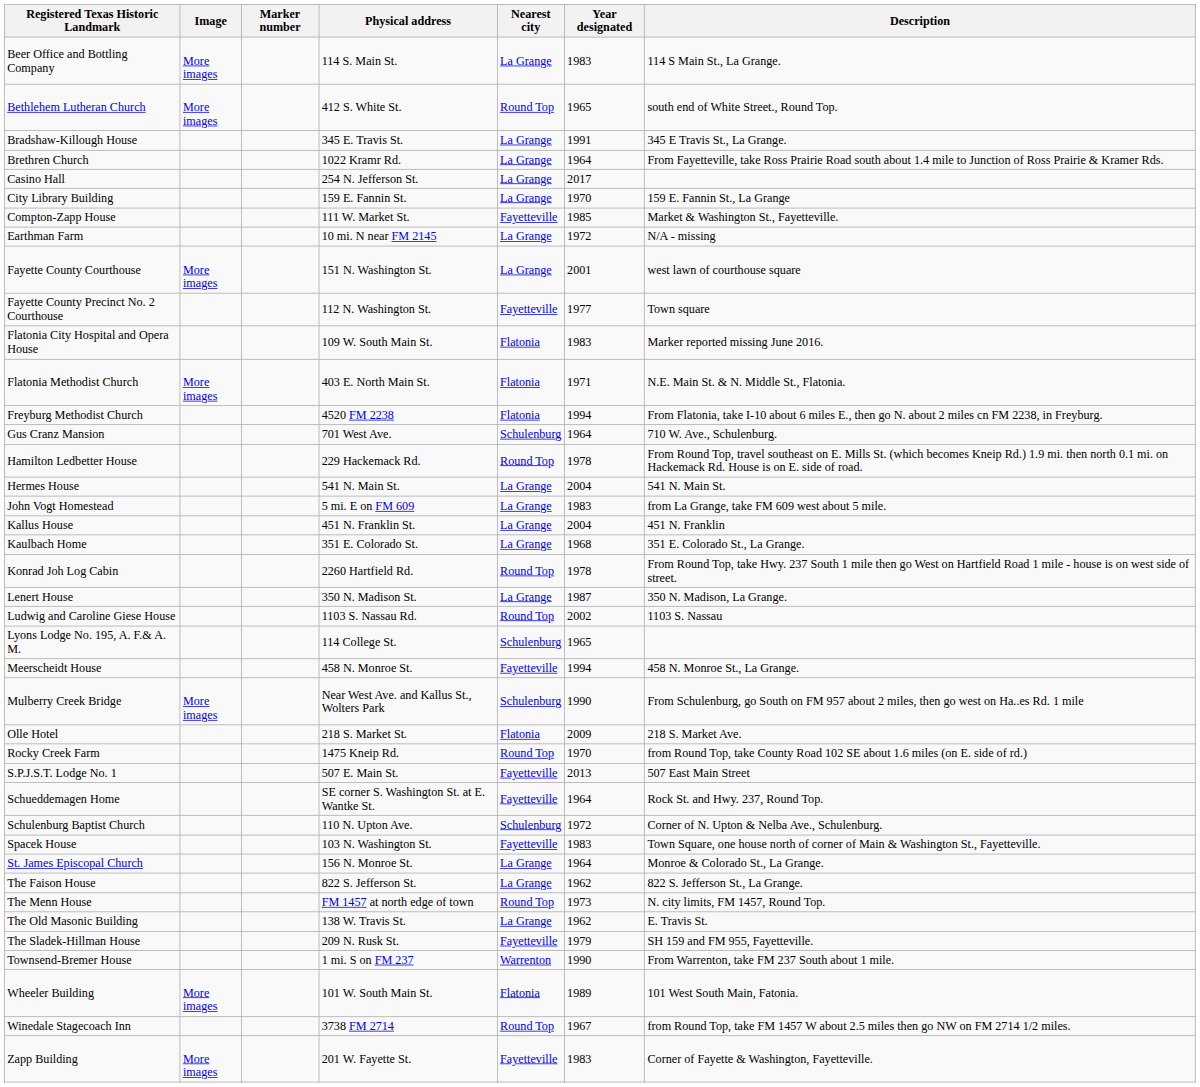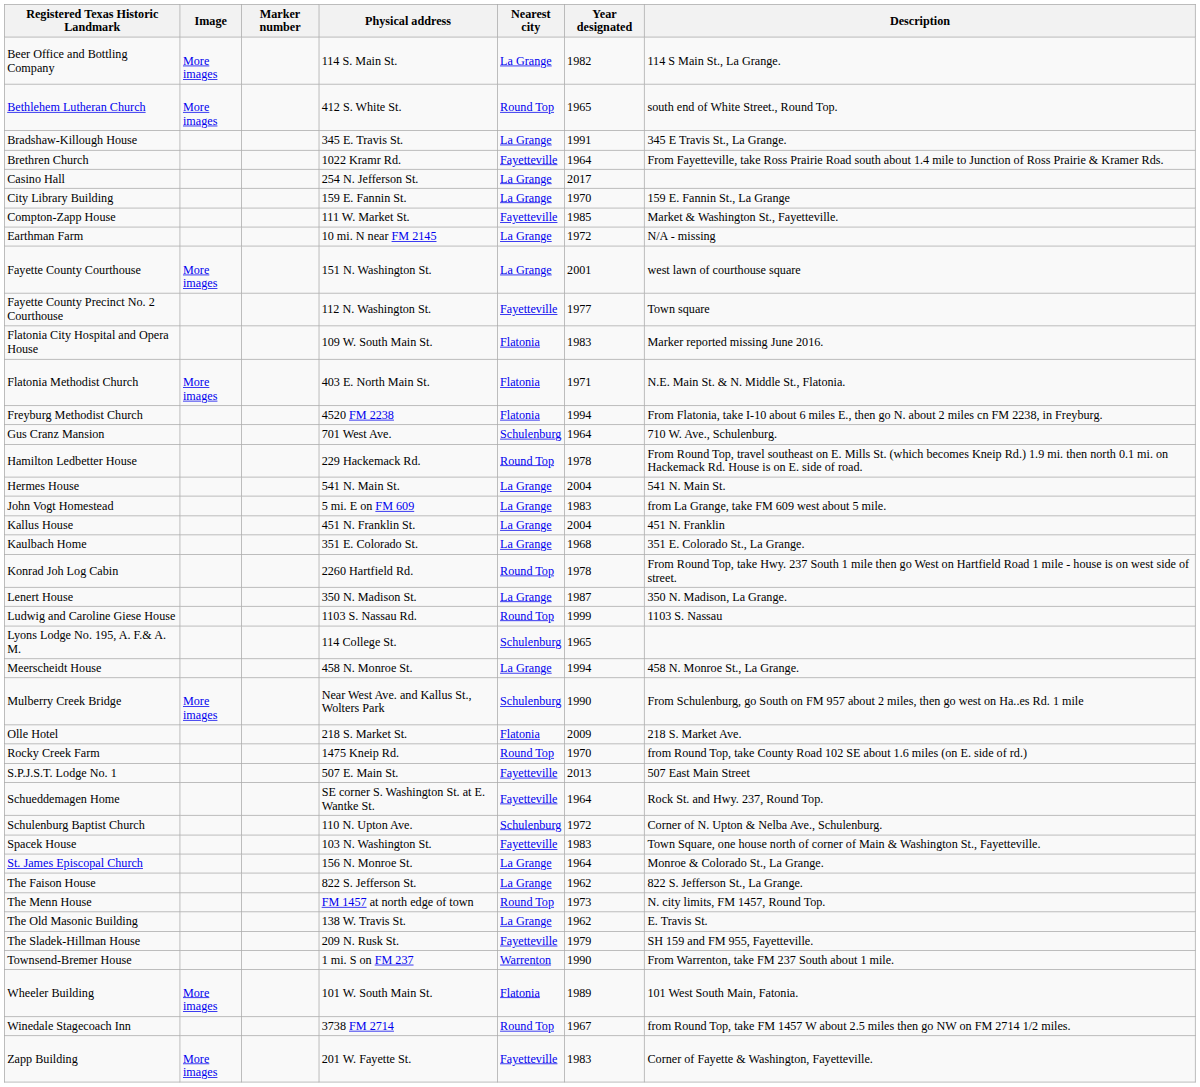(579, 60) 1983 -> (579, 60) 1982
(526, 159) La Grange -> (529, 159) Fayetteville
(579, 616) 2002 -> (579, 616) 1999
(529, 668) Fayetteville -> (526, 668) La Grange
